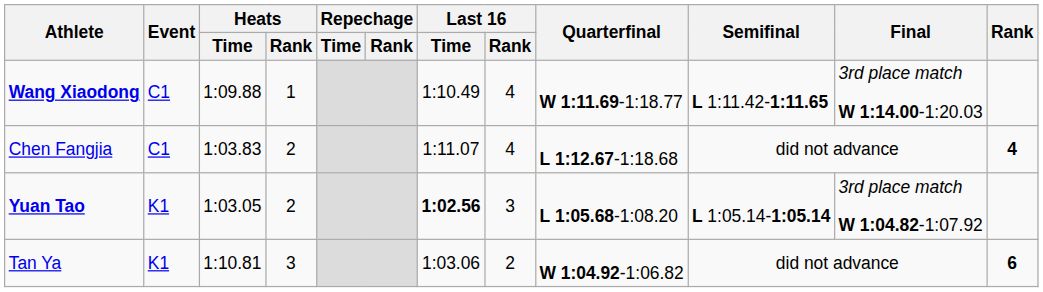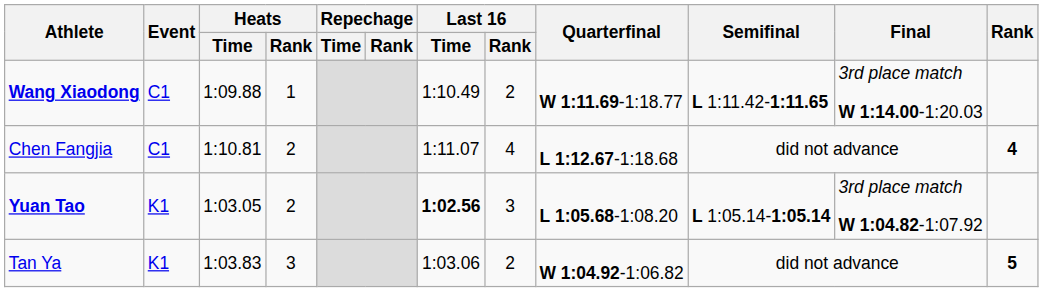(510, 93) 4 -> (510, 93) 2
(232, 150) 1:03.83 -> (232, 150) 1:10.81
(232, 263) 1:10.81 -> (232, 263) 1:03.83
(1012, 263) 6 -> (1012, 263) 5
